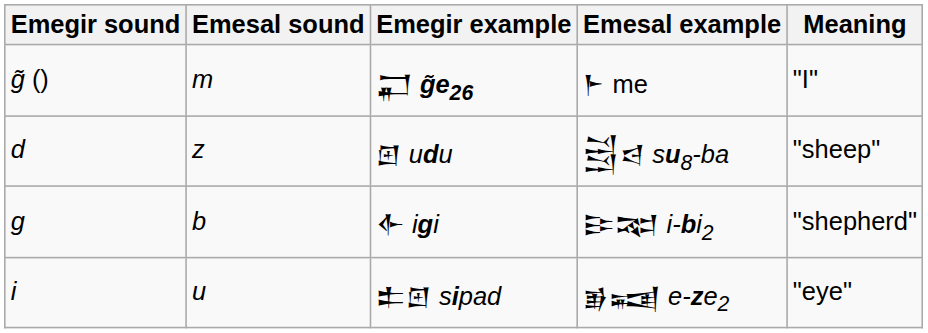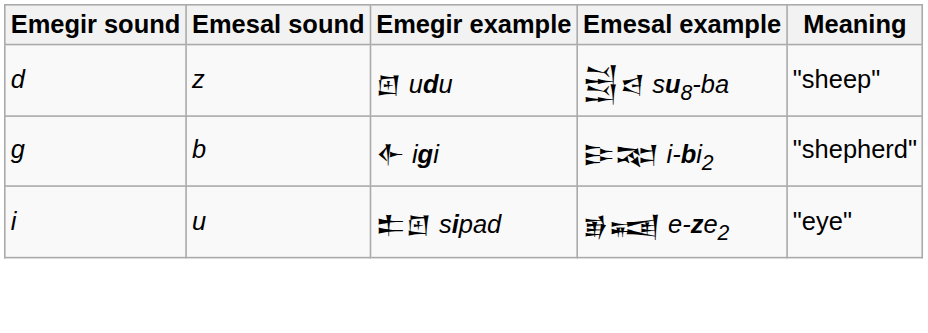- row: (425, 87)
